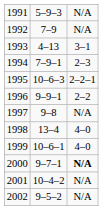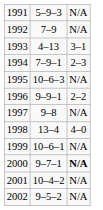(82, 79) 2–2–1 -> (78, 79) N/A
(82, 146) 4–0 -> (78, 146) N/A
